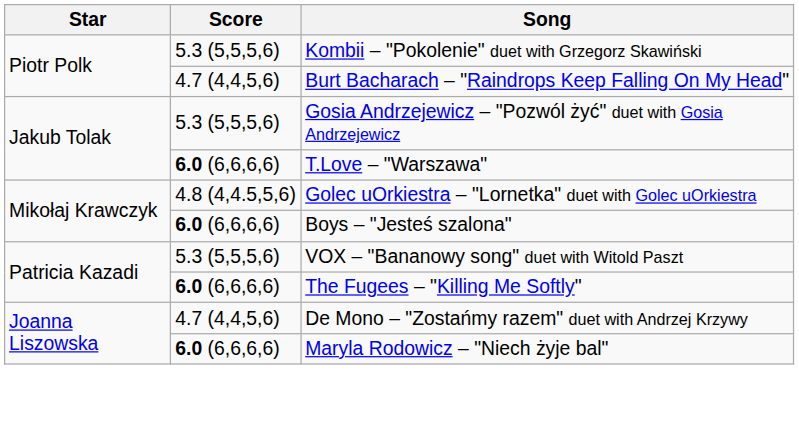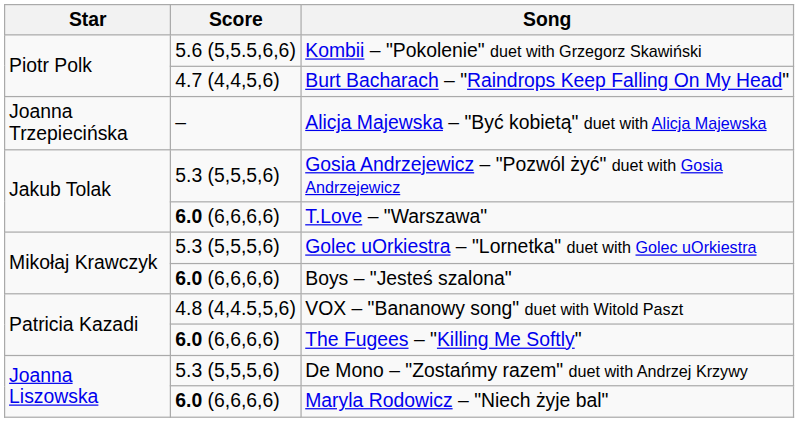(227, 50) 5.3 (5,5,5,6) -> (236, 50) 5.6 (5,5.5,6,6)
+ row: (536, 122)
(236, 195) 4.8 (4,4.5,5,6) -> (227, 247) 5.3 (5,5,5,6)
(227, 256) 5.3 (5,5,5,6) -> (236, 309) 4.8 (4,4.5,5,6)
(227, 317) 4.7 (4,4,5,6) -> (227, 370) 5.3 (5,5,5,6)
